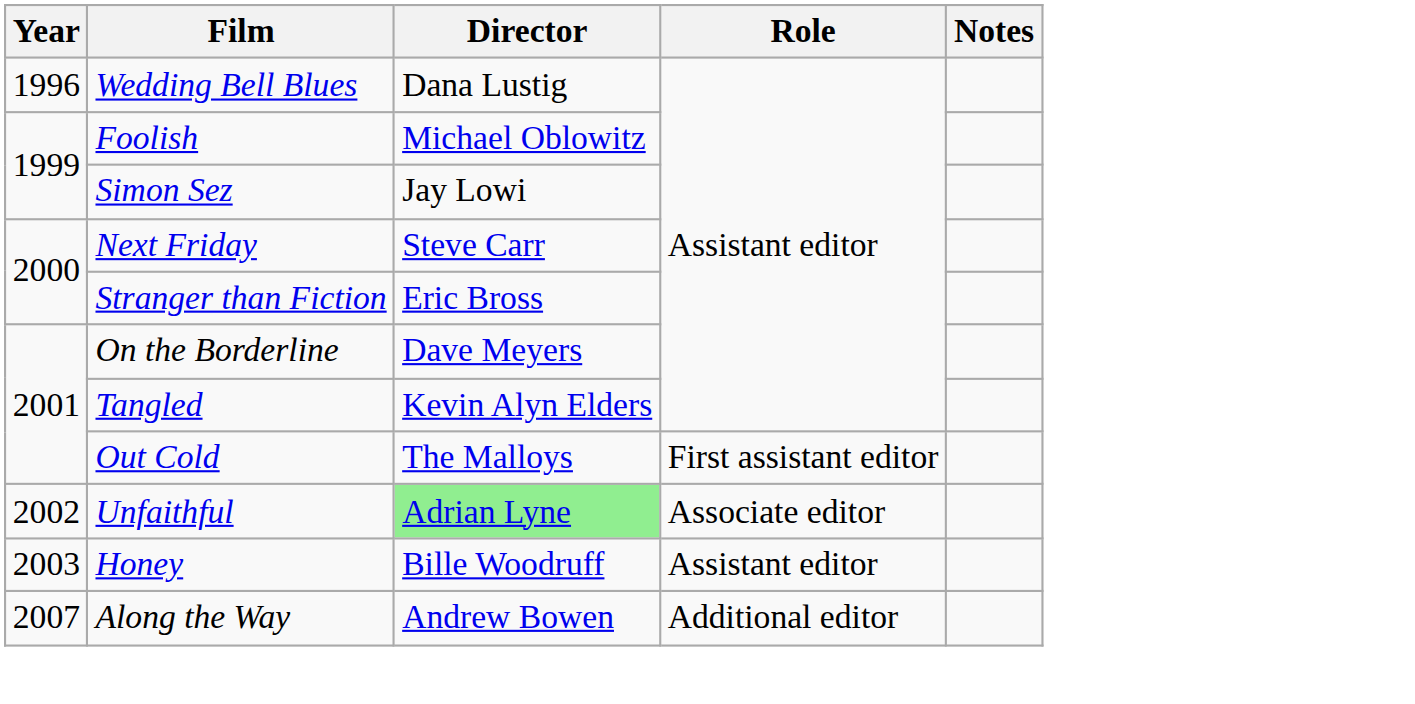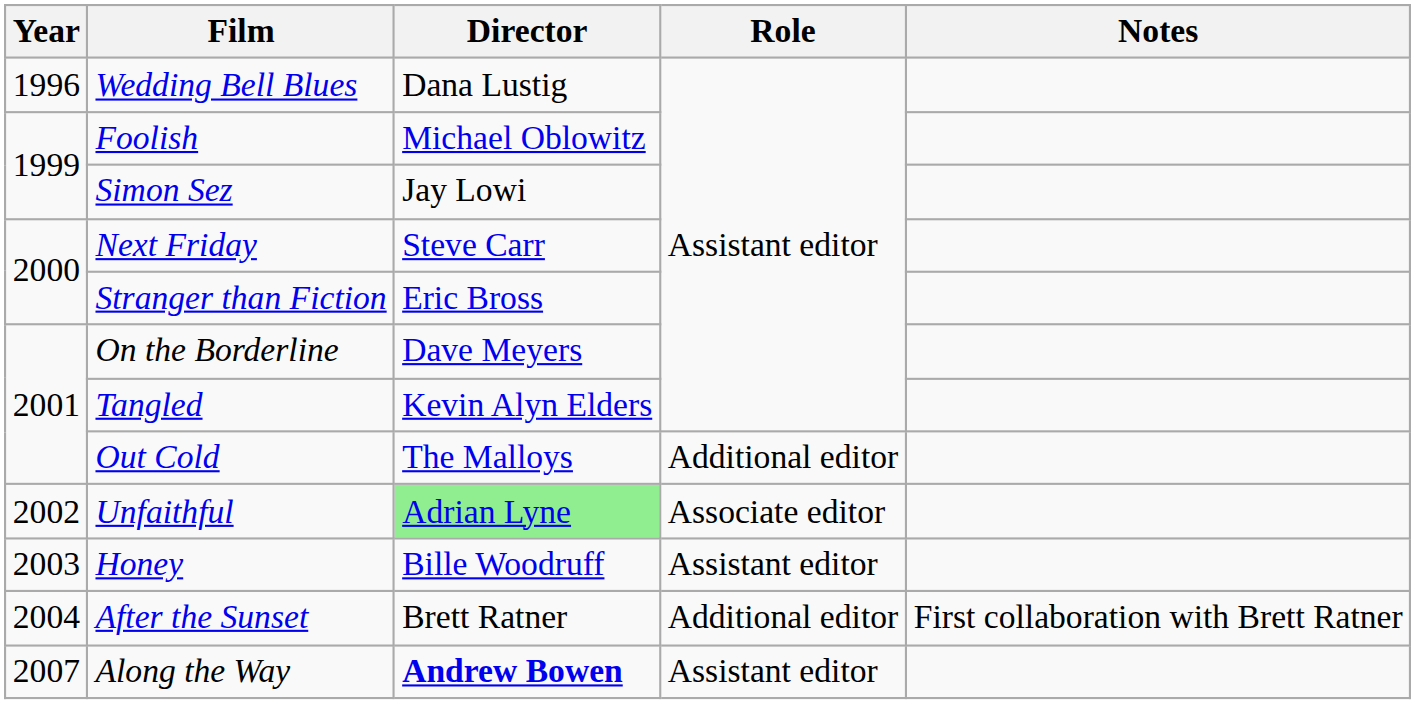(803, 457) First assistant editor -> (783, 457) Additional editor
+ row: (202, 617)
(508, 617) normal -> (512, 670) bold
(783, 617) Additional editor -> (773, 670) Assistant editor
